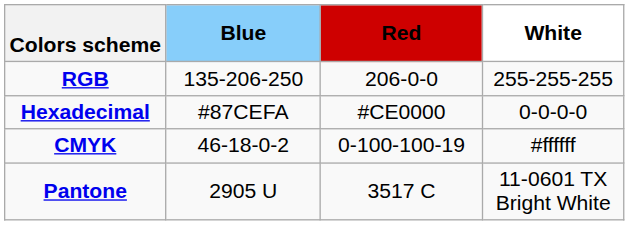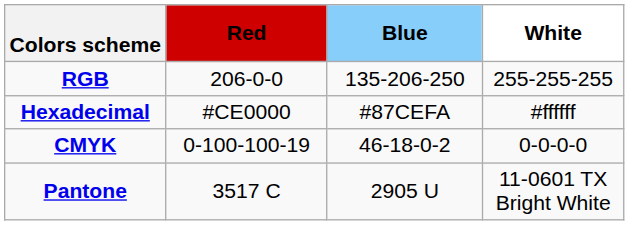columns swapped: (243, 33) <-> (402, 33)
(553, 111) 0-0-0-0 -> (553, 111) #ffffff
(553, 145) #ffffff -> (553, 145) 0-0-0-0
